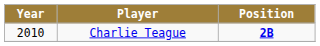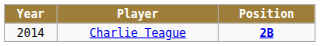(31, 32) 2010 -> (31, 32) 2014
